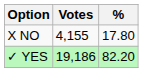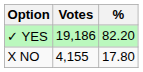rows swapped: (28, 57) <-> (23, 35)
